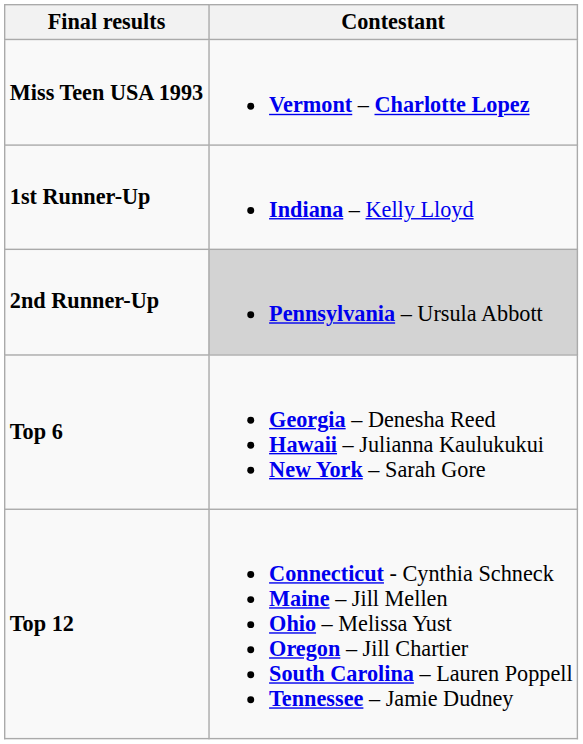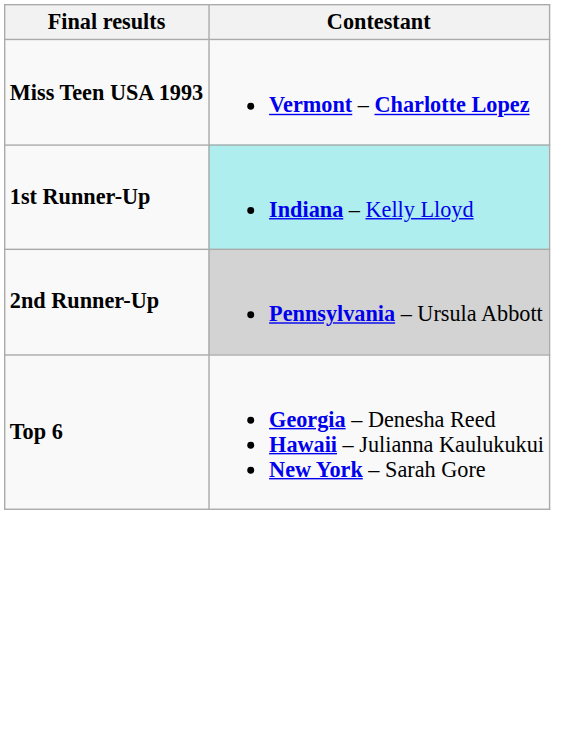(393, 210) no background -> (379, 210) paleturquoise background
- row: (42, 623)
